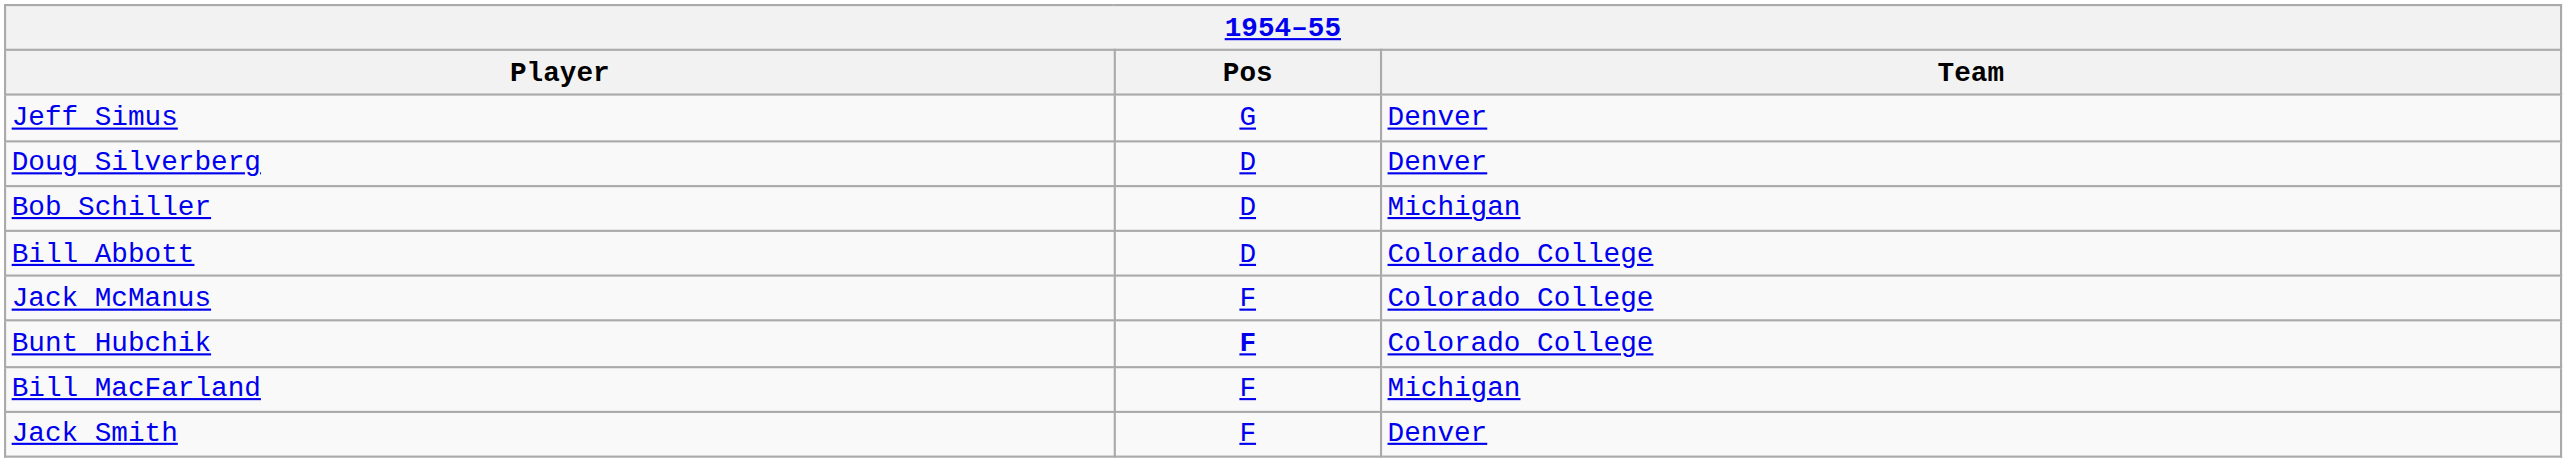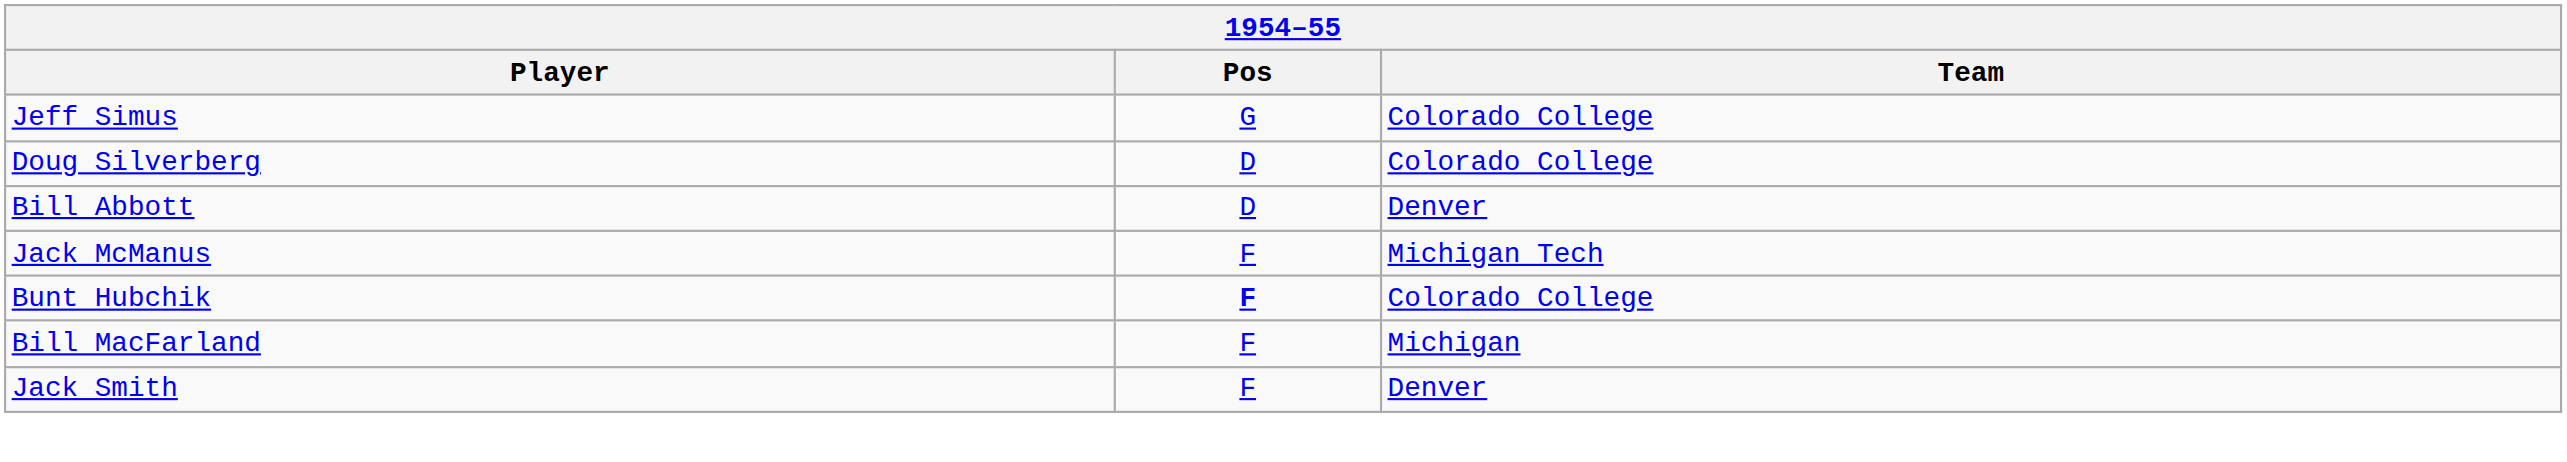(1437, 118) Denver -> (1520, 118) Colorado College
(1437, 163) Denver -> (1520, 163) Colorado College
- row: (111, 208)
(1520, 253) Colorado College -> (1437, 208) Denver
(1520, 298) Colorado College -> (1496, 253) Michigan Tech
